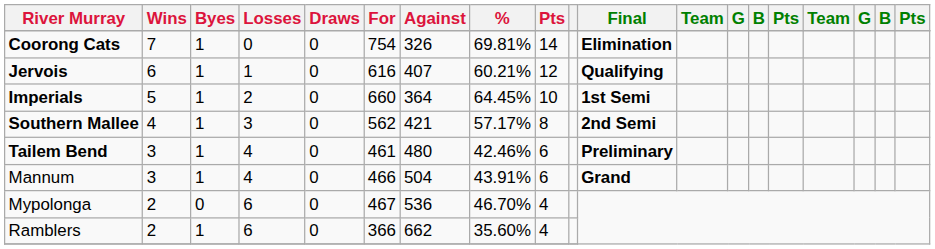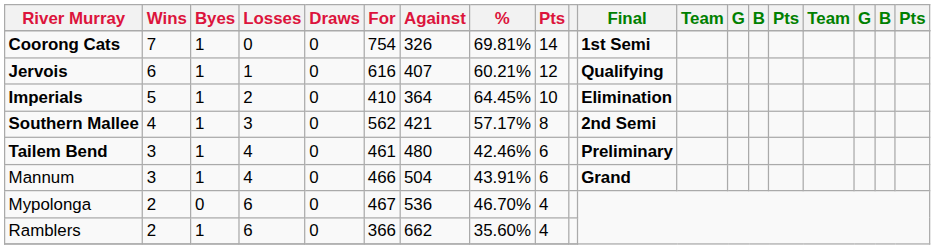(627, 44) Elimination -> (616, 44) 1st Semi
(382, 97) 660 -> (382, 97) 410
(616, 97) 1st Semi -> (627, 97) Elimination
